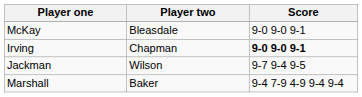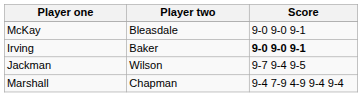(153, 48) Chapman -> (144, 48) Baker
(144, 83) Baker -> (153, 83) Chapman
